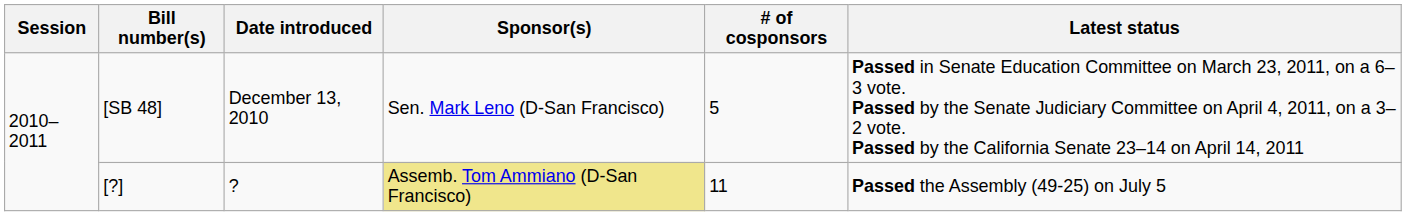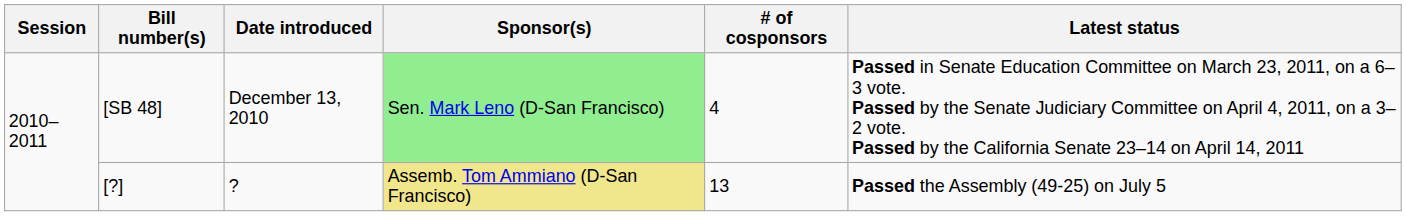(526, 107) no background -> (526, 107) lightgreen background
(714, 107) 5 -> (714, 107) 4
(718, 186) 11 -> (719, 186) 13
